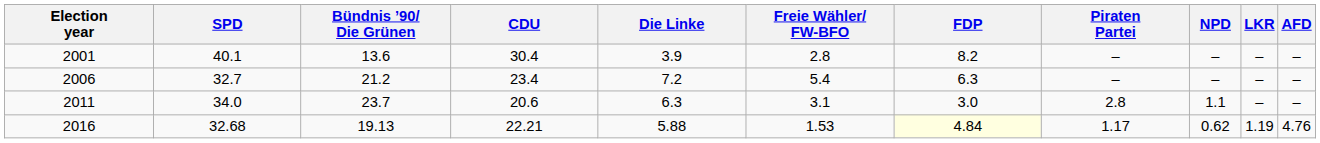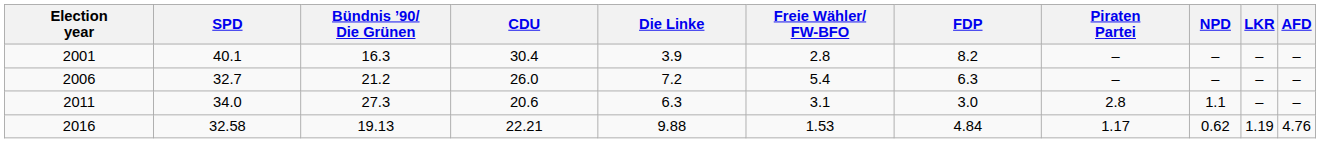(376, 56) 13.6 -> (376, 56) 16.3
(524, 79) 23.4 -> (524, 79) 26.0
(376, 102) 23.7 -> (376, 102) 27.3
(227, 126) 32.68 -> (227, 126) 32.58
(672, 126) 5.88 -> (672, 126) 9.88
(968, 126) lightyellow background -> (968, 126) no background
